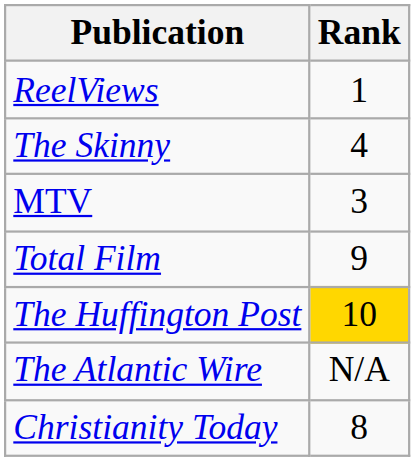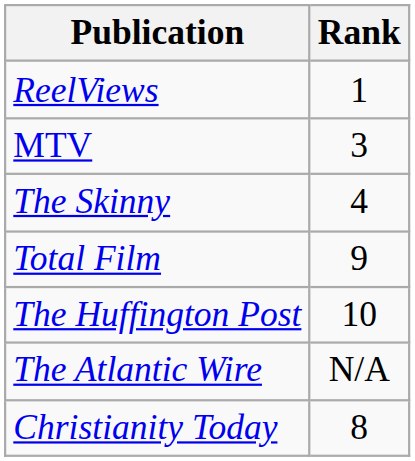rows swapped: (53, 201) <-> (92, 145)
(359, 314) gold background -> (359, 314) no background
